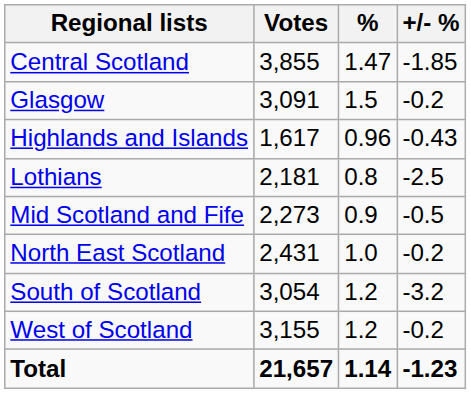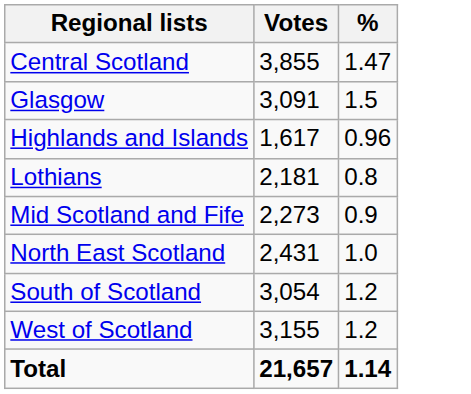- column: (431, 23)
